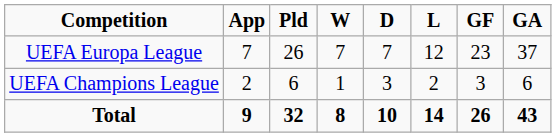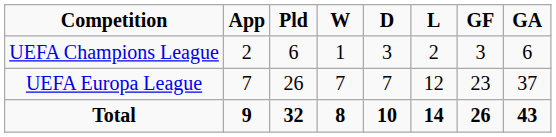rows swapped: (114, 83) <-> (114, 52)
